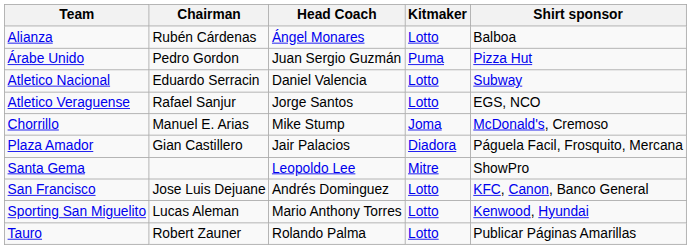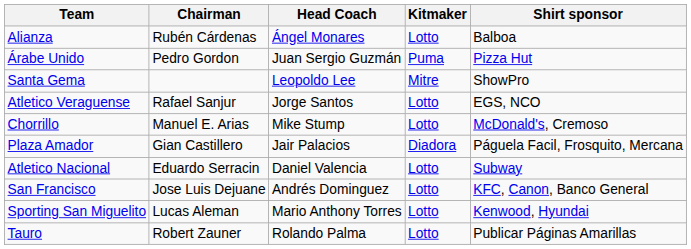rows swapped: (59, 80) <-> (46, 168)
(425, 124) Joma -> (423, 124) Lotto
